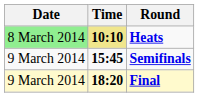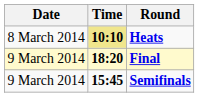(46, 37) lightgreen background -> (46, 37) no background
rows swapped: (160, 59) <-> (145, 80)
